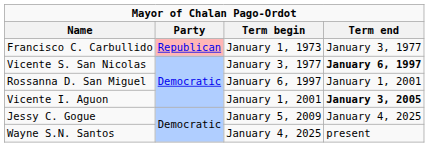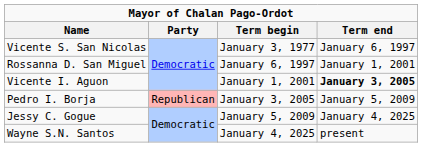- row: (80, 47)
(374, 64) bold -> (367, 47) normal
+ row: (51, 99)
